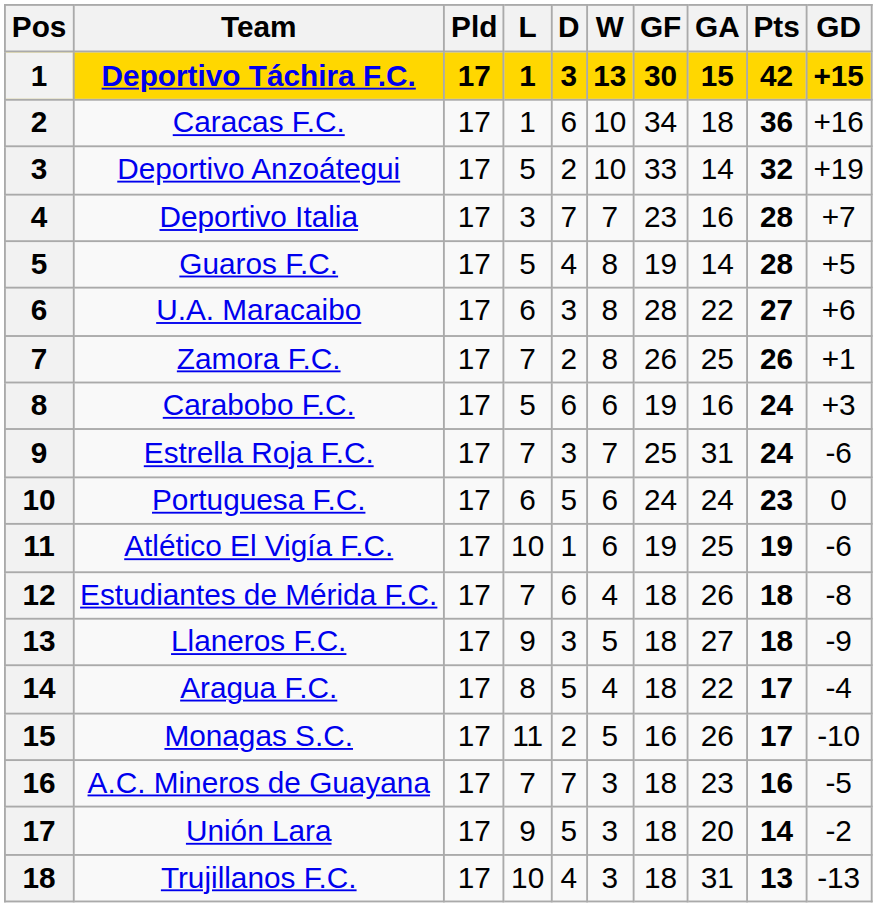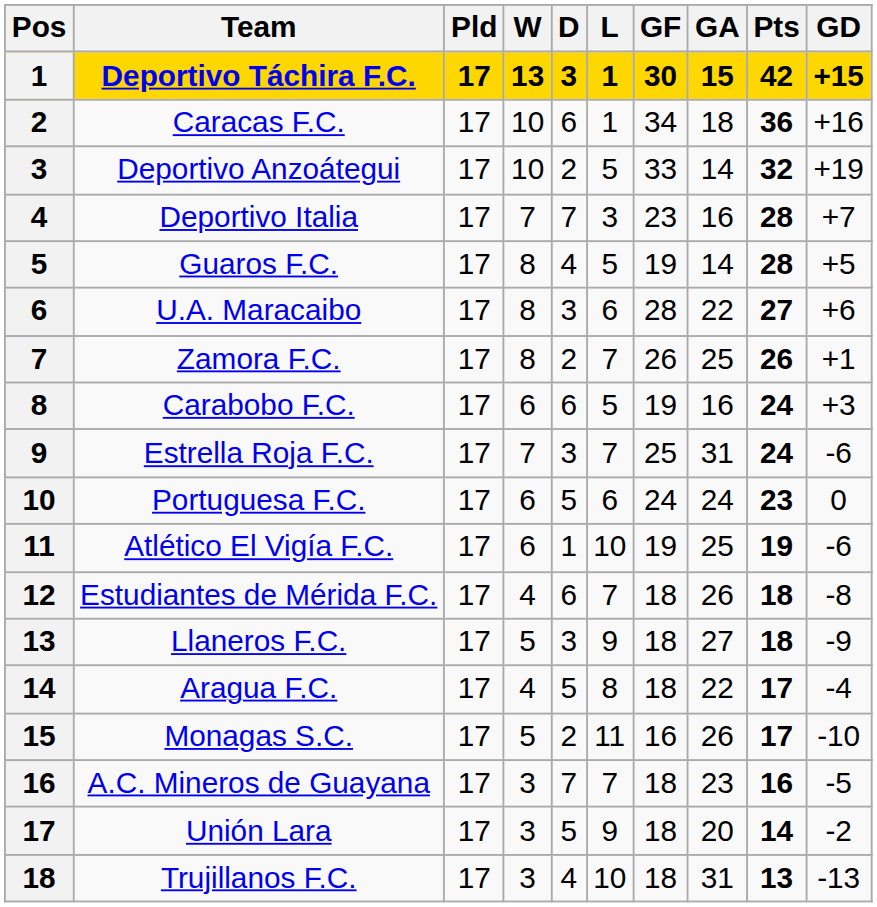columns swapped: (610, 28) <-> (528, 28)
